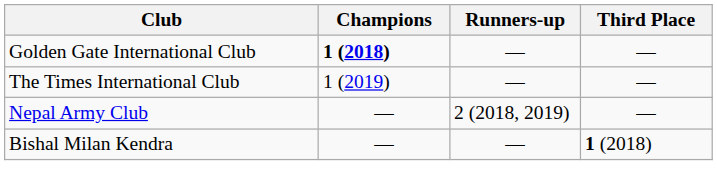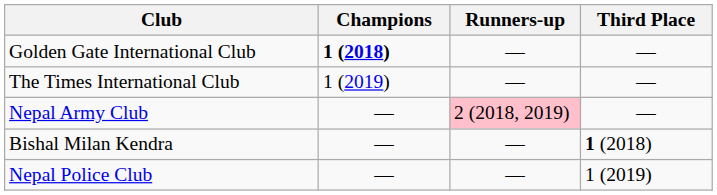(512, 112) no background -> (512, 112) pink background
+ row: (81, 174)
